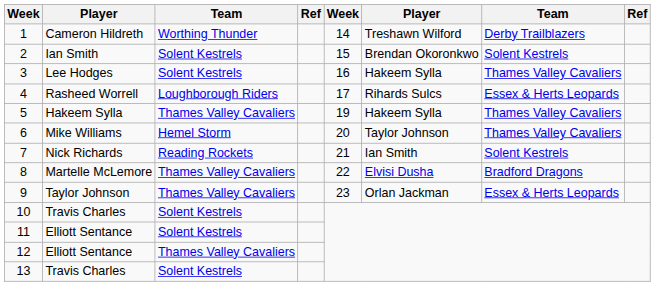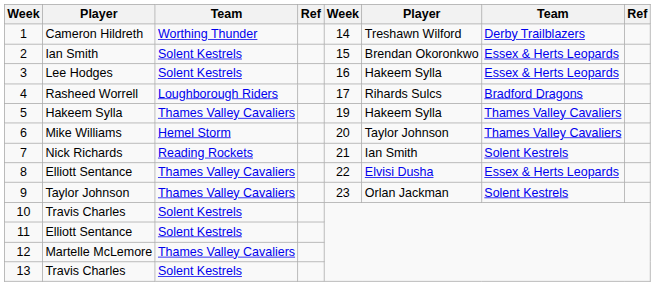(526, 53) Solent Kestrels -> (552, 53) Essex & Herts Leopards
(553, 73) Thames Valley Cavaliers -> (552, 73) Essex & Herts Leopards
(552, 93) Essex & Herts Leopards -> (534, 93) Bradford Dragons
(99, 172) Martelle McLemore -> (89, 172) Elliott Sentance
(534, 172) Bradford Dragons -> (552, 172) Essex & Herts Leopards
(552, 192) Essex & Herts Leopards -> (526, 192) Solent Kestrels
(89, 251) Elliott Sentance -> (99, 251) Martelle McLemore
